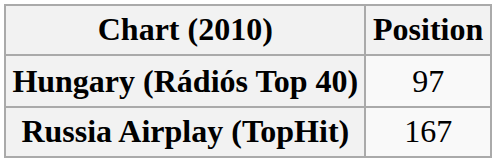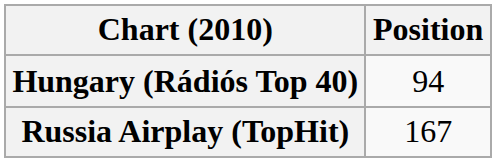(428, 80) 97 -> (428, 80) 94
